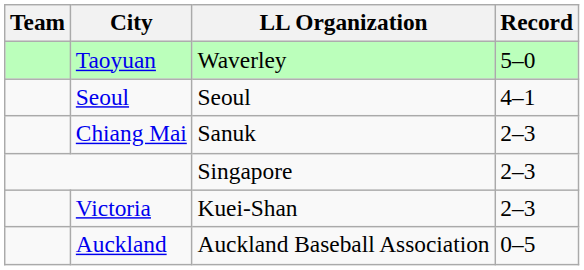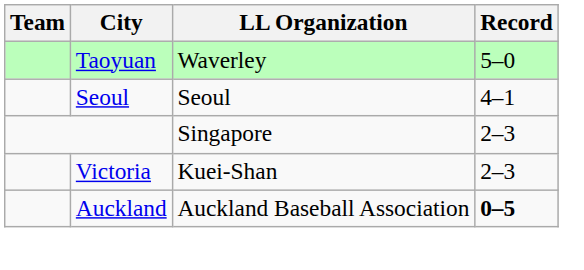- row: (131, 134)
(518, 245) normal -> (498, 208) bold
